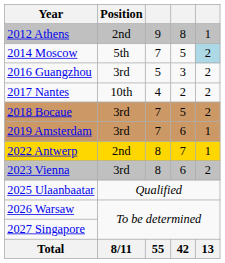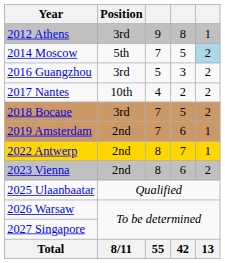(121, 33) 2nd -> (121, 33) 3rd
(121, 131) 3rd -> (121, 131) 2nd
(121, 170) 3rd -> (121, 170) 2nd
